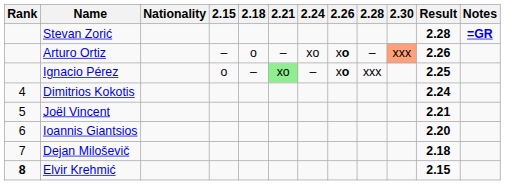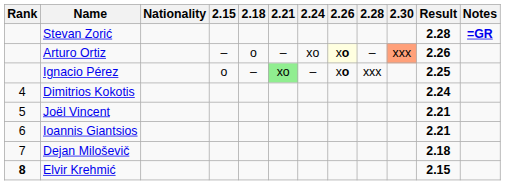(342, 53) no background -> (342, 53) lightyellow background
(438, 131) 2.20 -> (438, 131) 2.21
